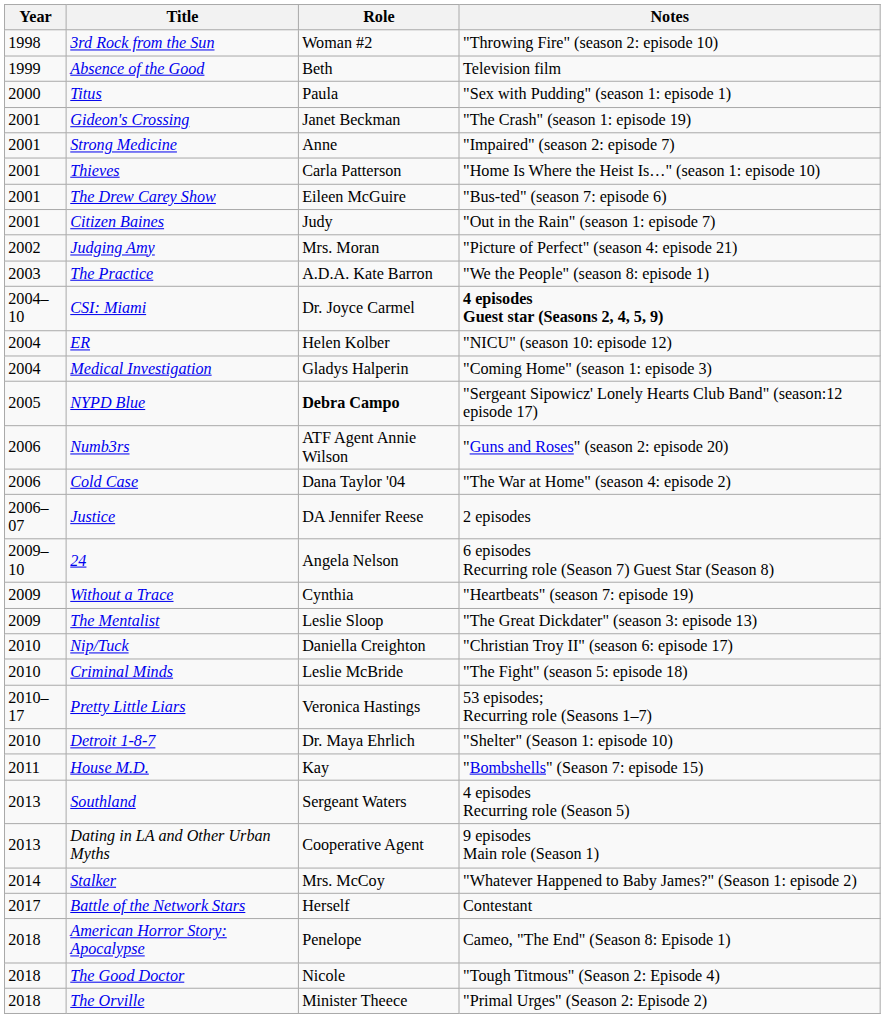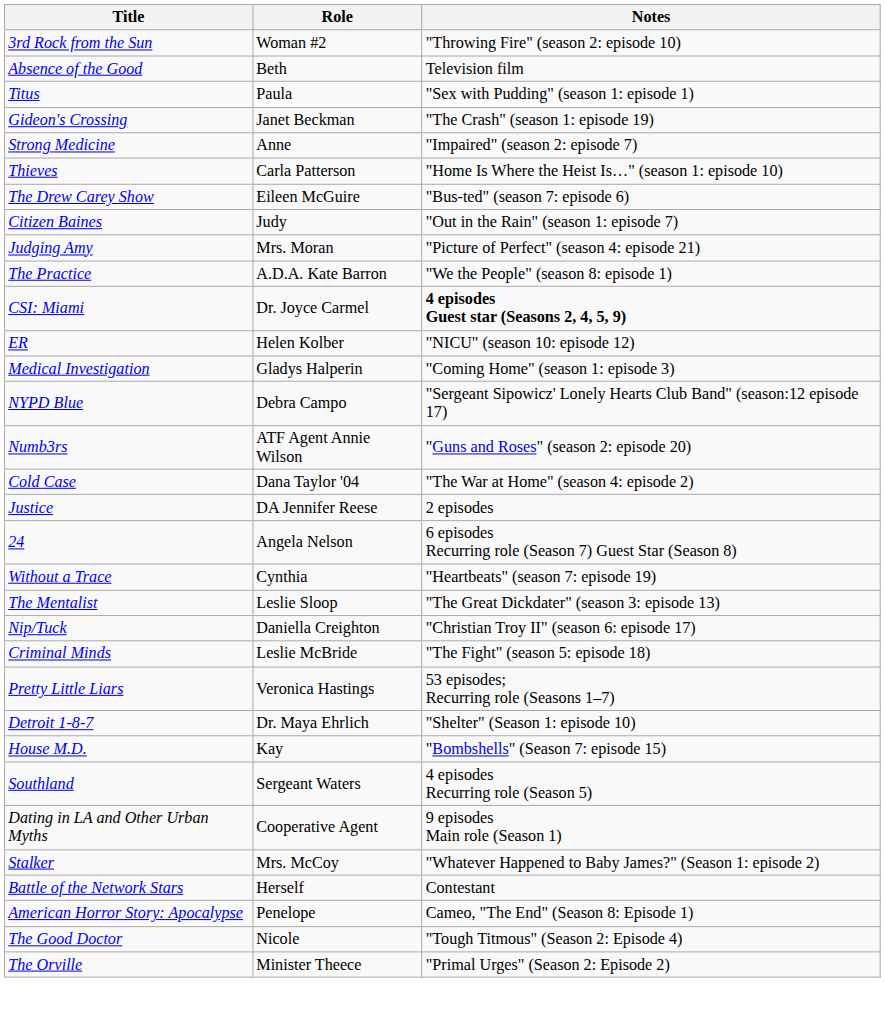- column: (36, 17)
(351, 403) bold -> (301, 403) normal
